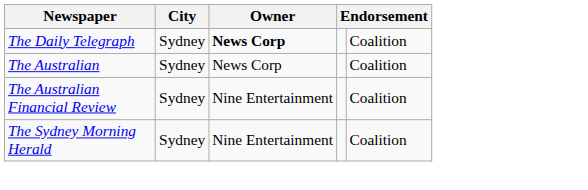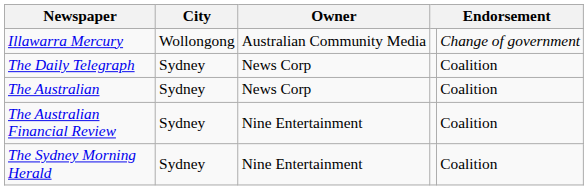+ row: (66, 41)
(249, 41) bold -> (277, 65) normal
